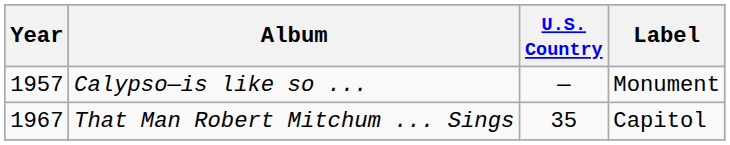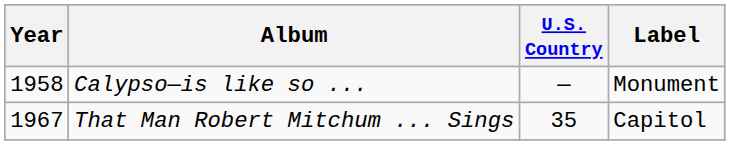(37, 85) 1957 -> (37, 85) 1958
